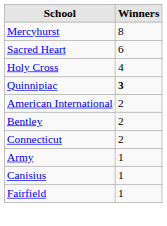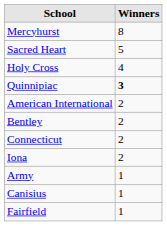(121, 49) 6 -> (121, 49) 5
+ row: (17, 157)
